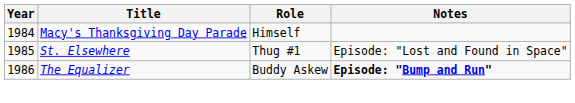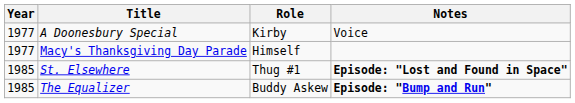+ row: (109, 32)
(21, 32) 1984 -> (21, 51) 1977
(451, 51) normal -> (451, 70) bold
(21, 70) 1986 -> (21, 88) 1985
